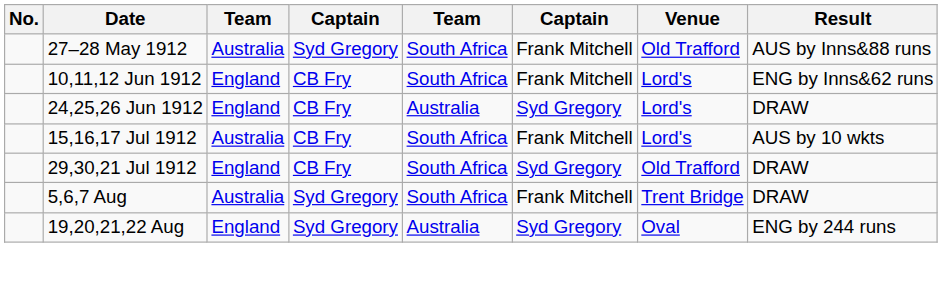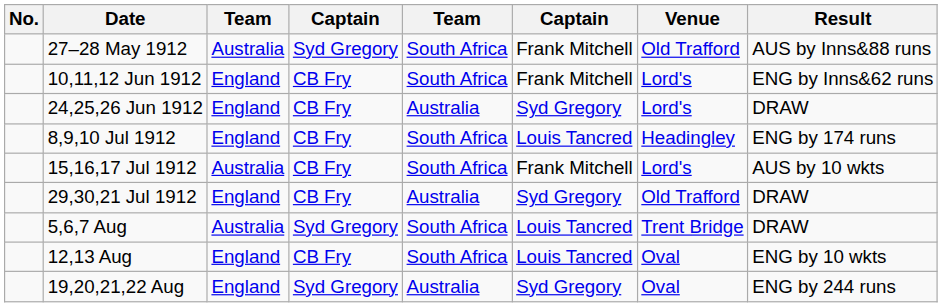+ row: (112, 138)
(457, 167) South Africa -> (443, 197) Australia
(574, 197) Frank Mitchell -> (574, 227) Louis Tancred
+ row: (90, 256)
